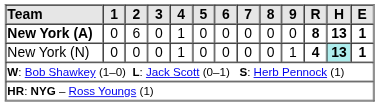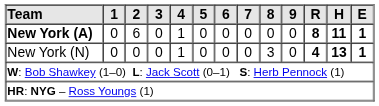(339, 33) 13 -> (339, 33) 11
(271, 52) 0 -> (271, 52) 3
(293, 52) 1 -> (293, 52) 0
(339, 52) paleturquoise background -> (339, 52) no background
